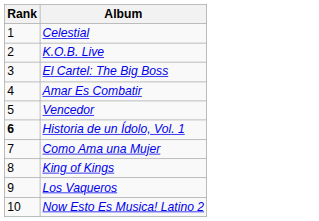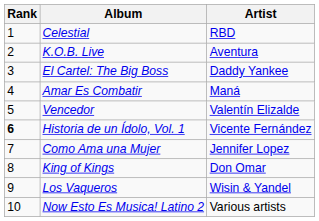+ column: (261, 14)
